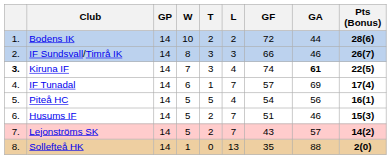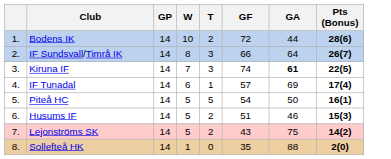- column: (233, 17)
(316, 54) 46 -> (293, 54) 64
(16, 69) bold -> (16, 69) normal
(316, 100) 56 -> (293, 100) 50
(316, 131) 57 -> (293, 131) 75
